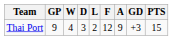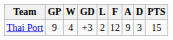columns swapped: (83, 12) <-> (136, 12)
